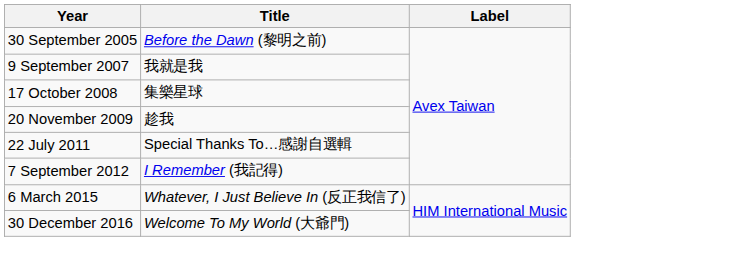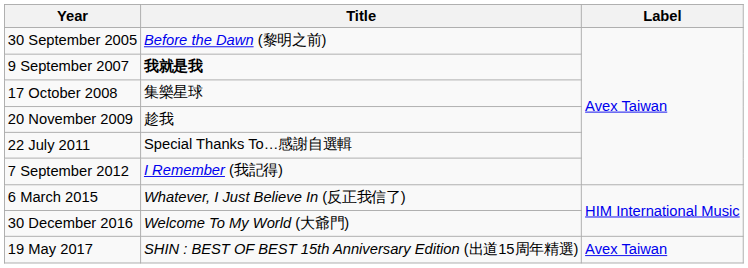(173, 66) normal -> (173, 66) bold
+ row: (50, 249)
